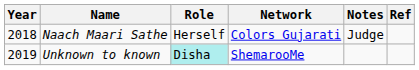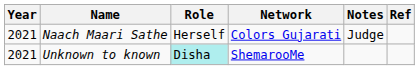(22, 34) 2018 -> (22, 34) 2021
(22, 54) 2019 -> (22, 54) 2021
